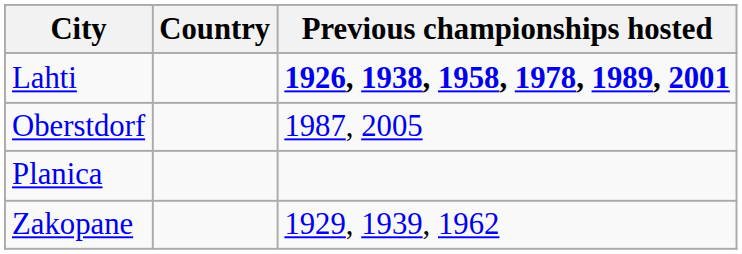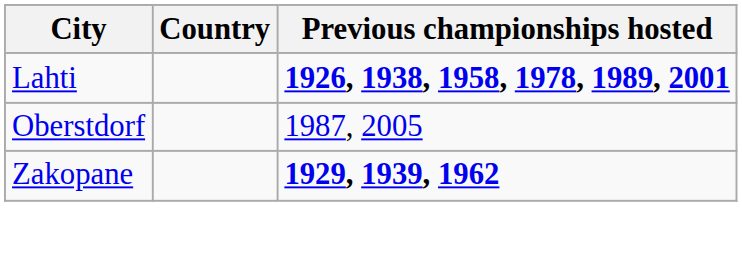- row: (57, 175)
(392, 223) normal -> (392, 175) bold
